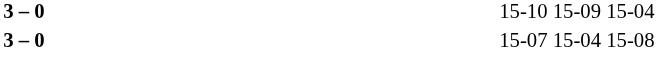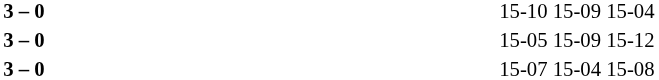+ row: (577, 40)
